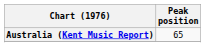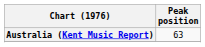(178, 35) 65 -> (178, 35) 63
